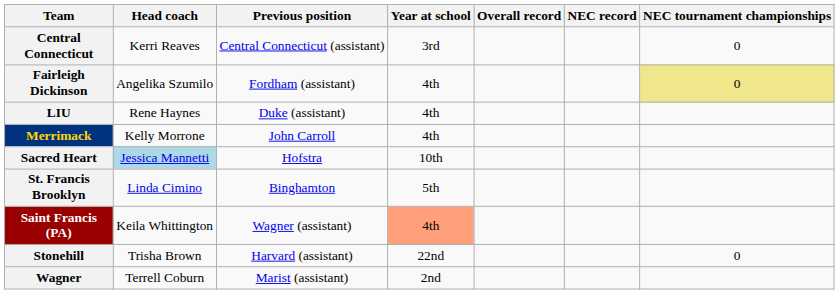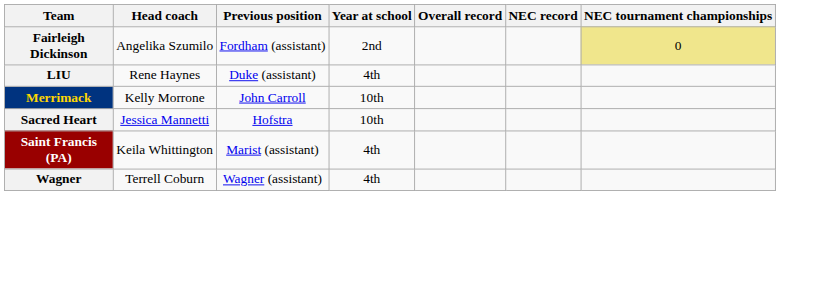- row: (59, 45)
(431, 83) 4th -> (372, 45) 2nd
(431, 135) 4th -> (372, 98) 10th
(165, 157) lightblue background -> (165, 120) no background
- row: (59, 187)
(302, 225) Wagner (assistant) -> (272, 150) Marist (assistant)
(431, 225) lightsalmon background -> (372, 150) no background
- row: (59, 255)
(302, 277) Marist (assistant) -> (272, 180) Wagner (assistant)
(431, 277) 2nd -> (372, 180) 4th
